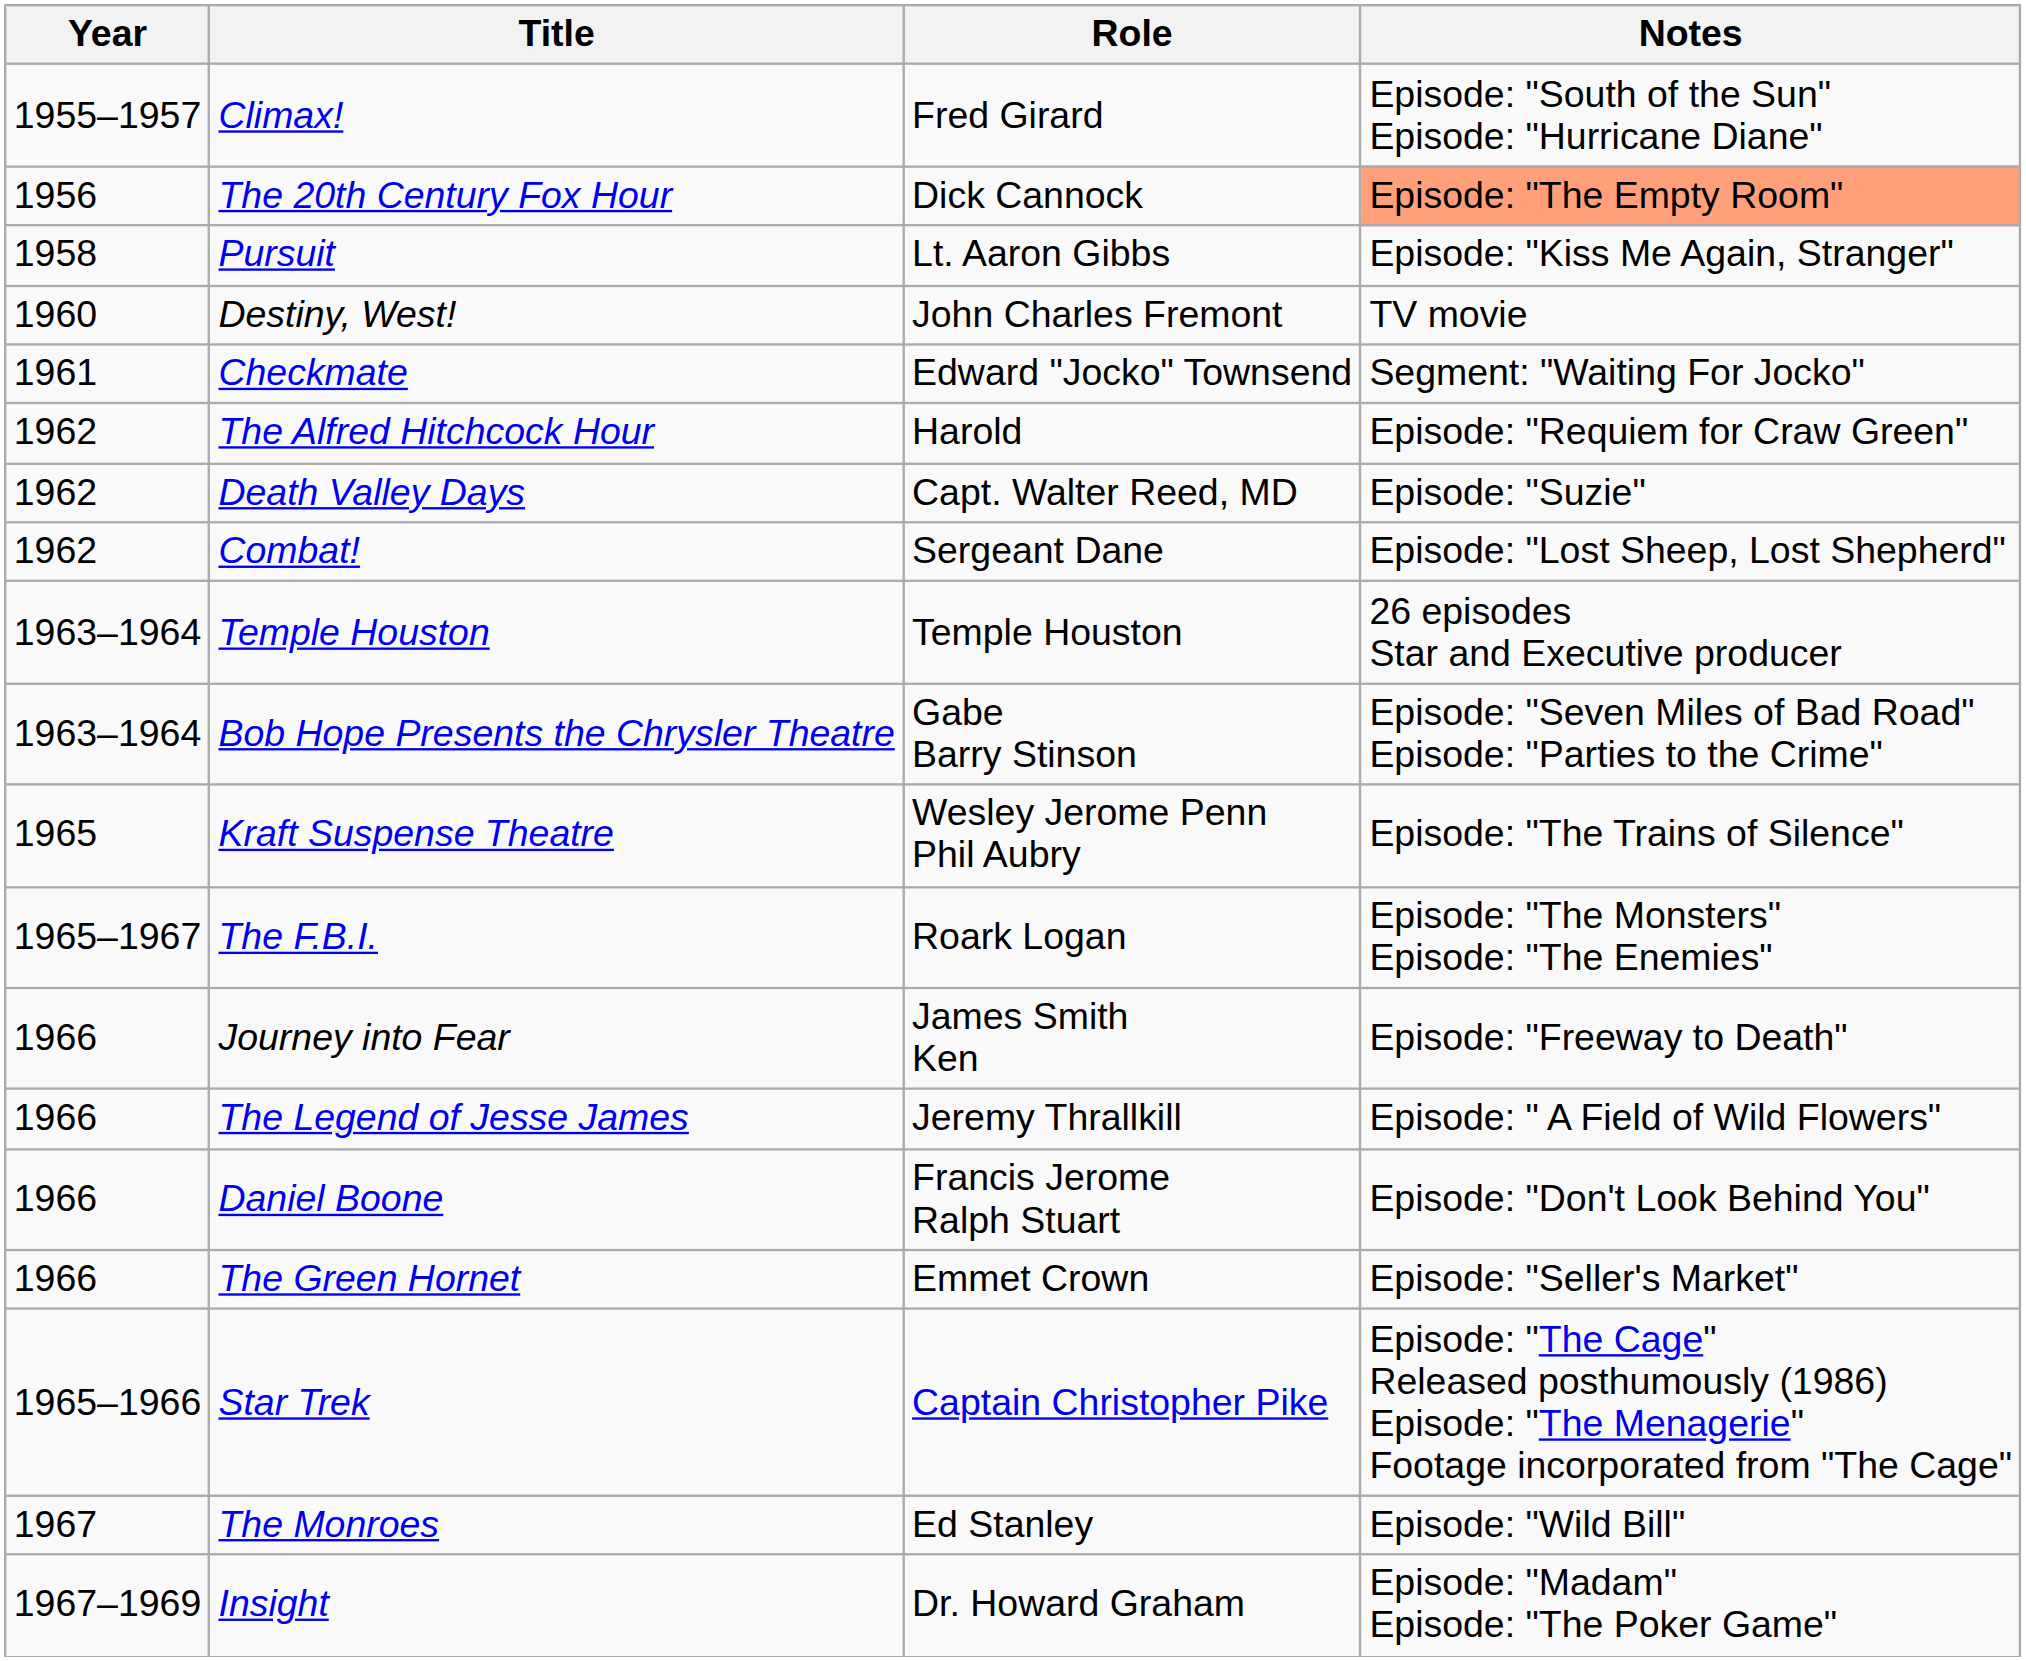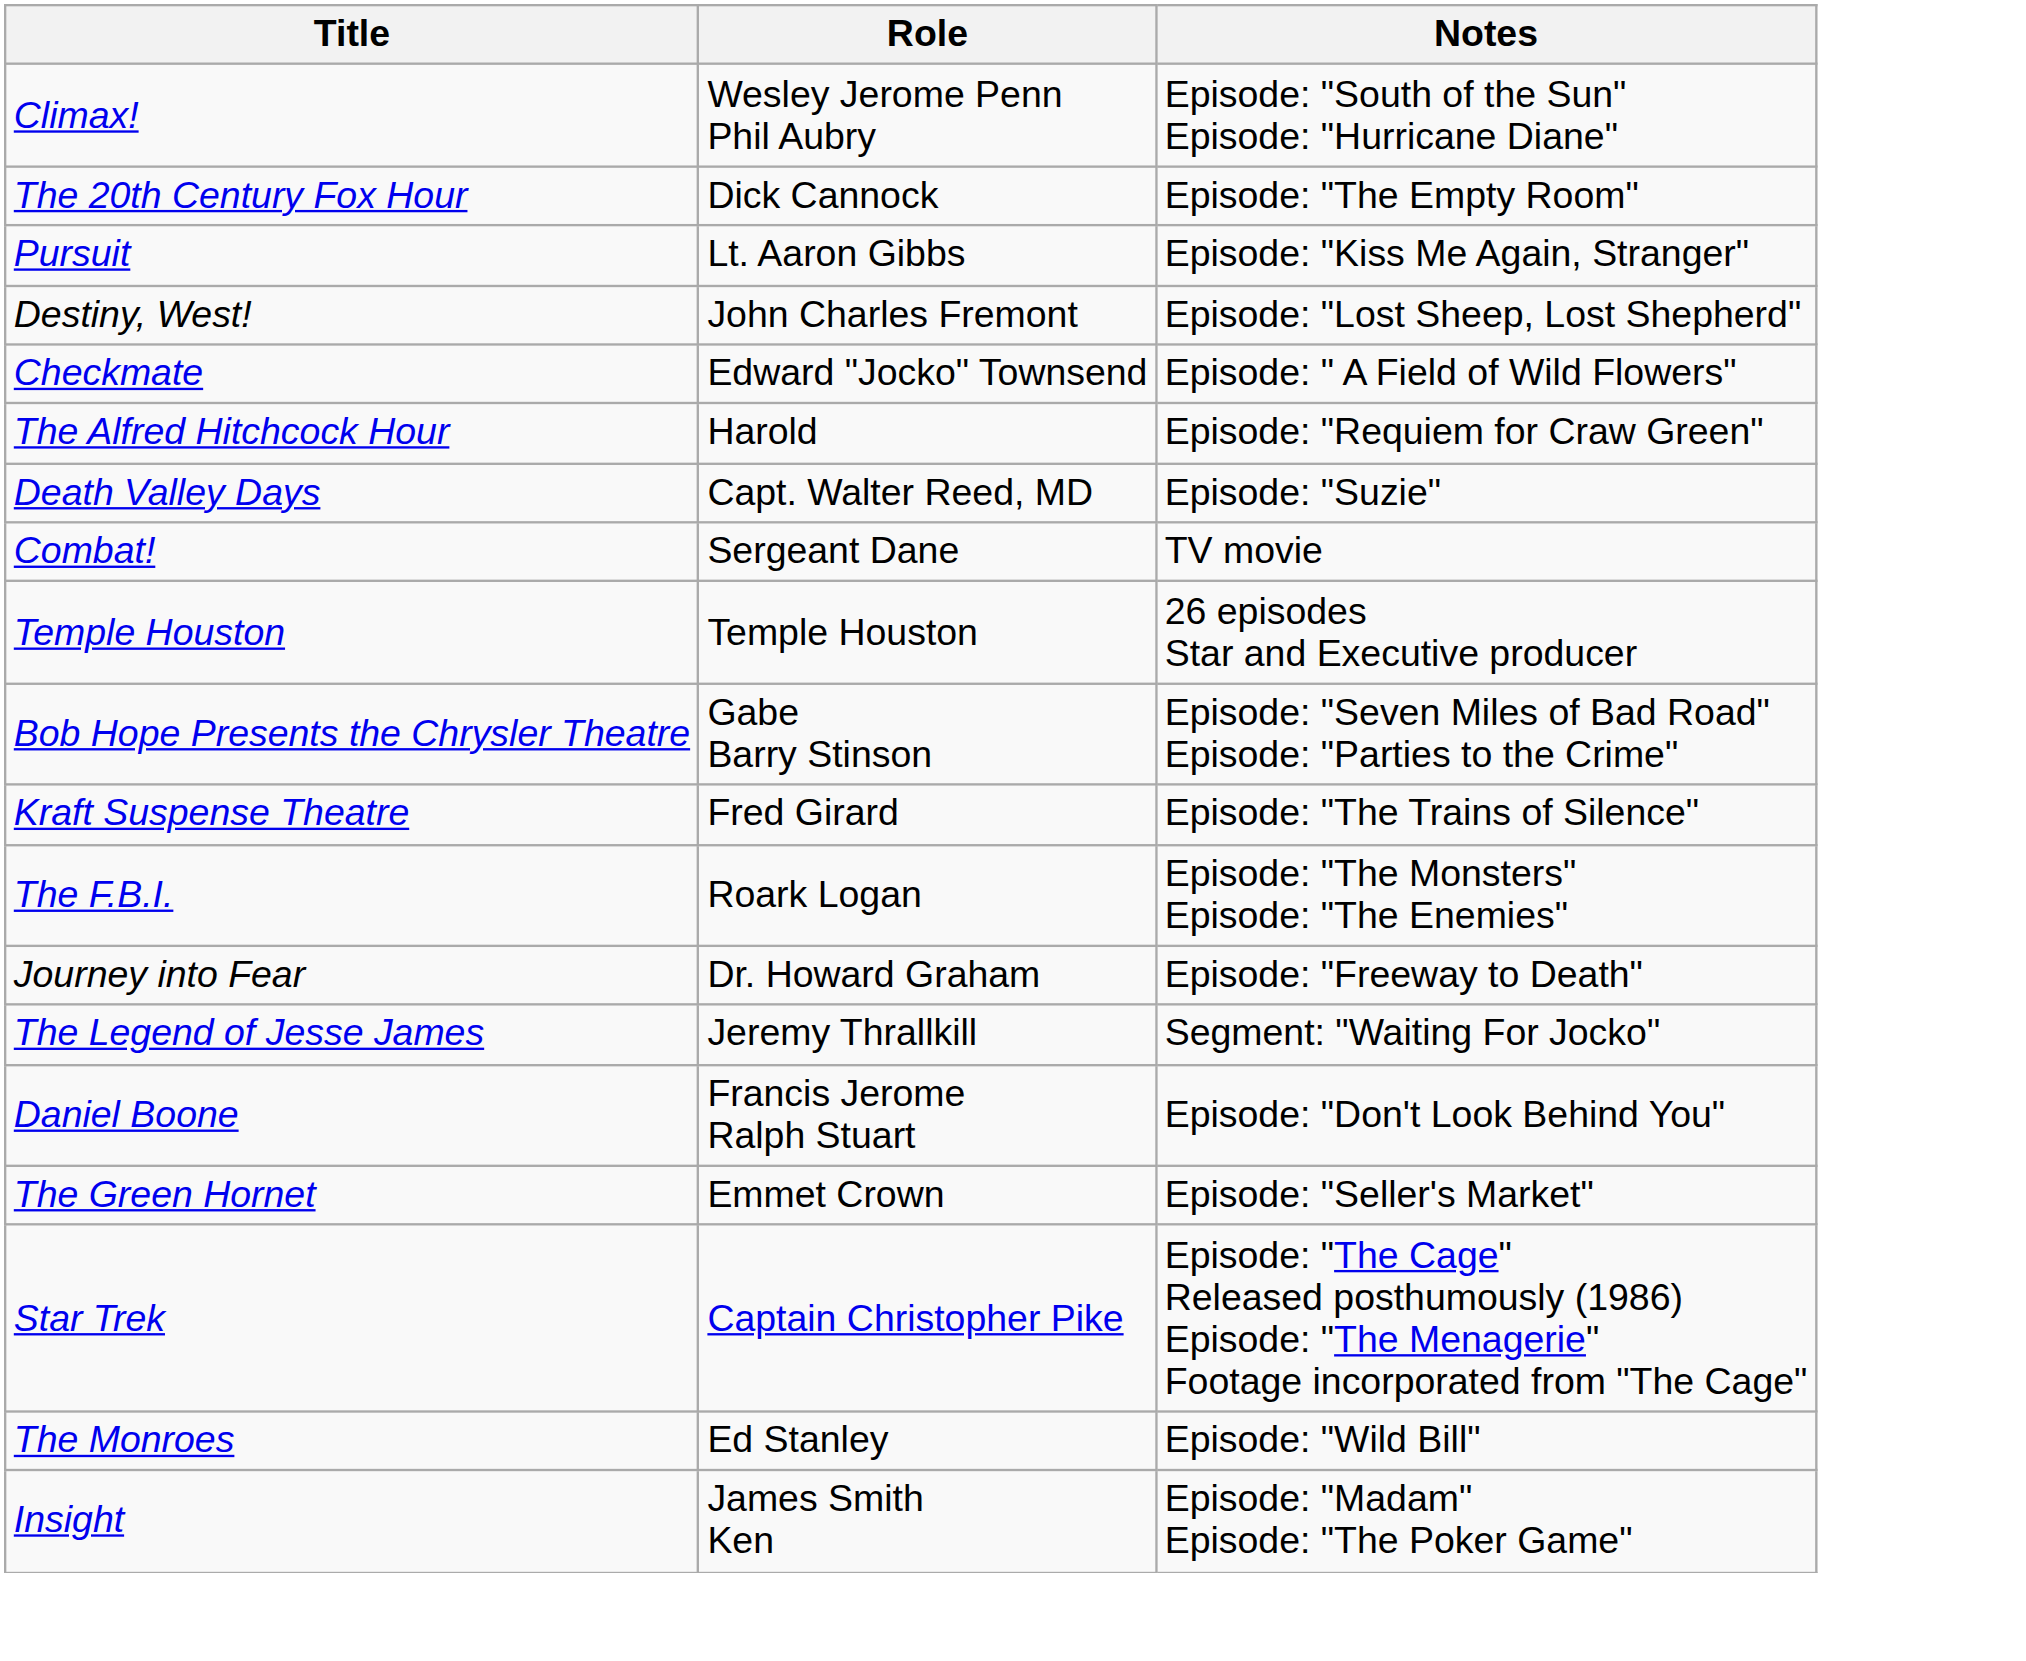- column: (108, 34)
(1008, 114) Fred Girard -> (885, 114) Wesley Jerome Penn Phil Aubry
(1606, 195) lightsalmon background -> (1402, 195) no background
(1448, 313) TV movie -> (1483, 313) Episode: "Lost Sheep, Lost Shepherd"
(1617, 373) Segment: "Waiting For Jocko" -> (1451, 373) Episode: " A Field of Wild Flowers"
(1688, 551) Episode: "Lost Sheep, Lost Shepherd" -> (1244, 551) TV movie
(1090, 834) Wesley Jerome Penn Phil Aubry -> (803, 813) Fred Girard
(1020, 1037) James Smith Ken -> (874, 974) Dr. Howard Graham
(1655, 1118) Episode: " A Field of Wild Flowers" -> (1412, 1033) Segment: "Waiting For Jocko"
(1079, 1604) Dr. Howard Graham -> (816, 1520) James Smith Ken
